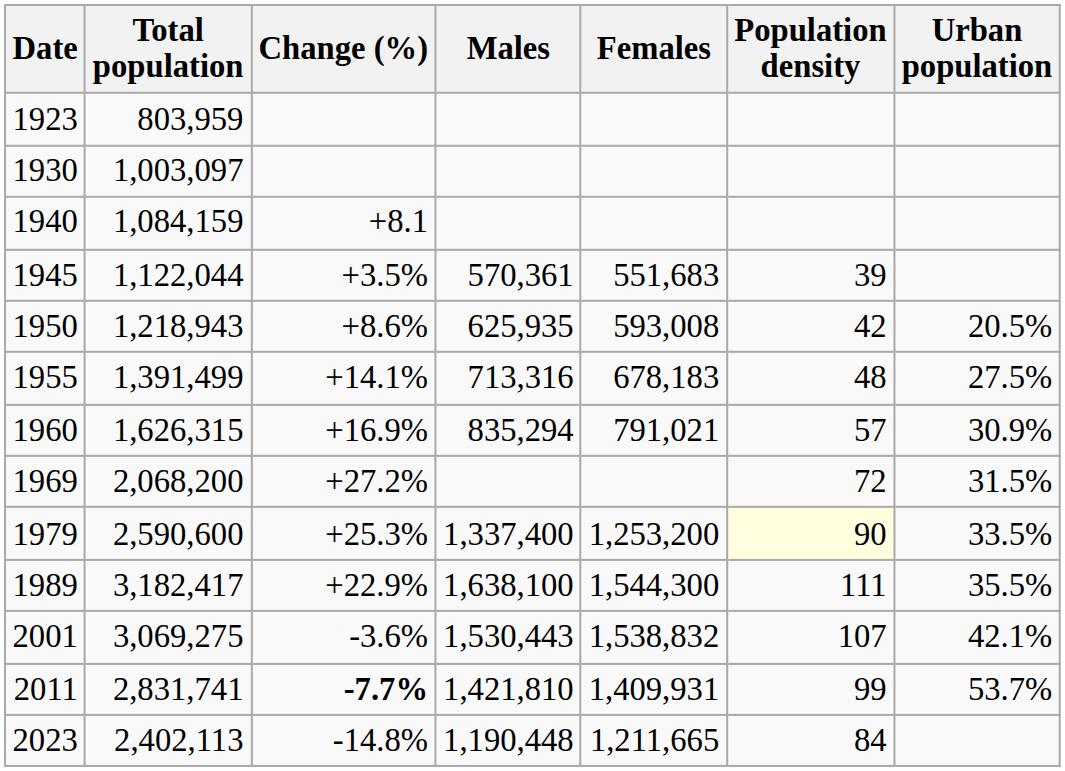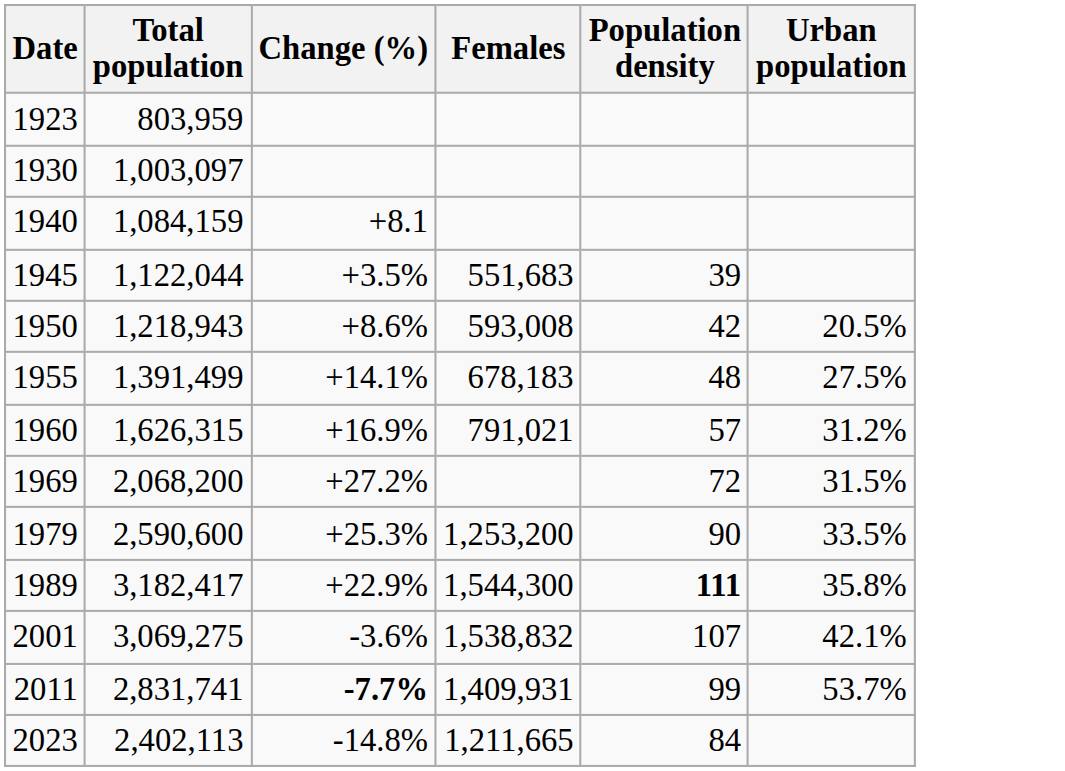- column: (508, 48)
(1010, 429) 30.9% -> (865, 429) 31.2%
(870, 532) lightyellow background -> (725, 532) no background
(863, 584) normal -> (718, 584) bold
(1010, 584) 35.5% -> (865, 584) 35.8%
